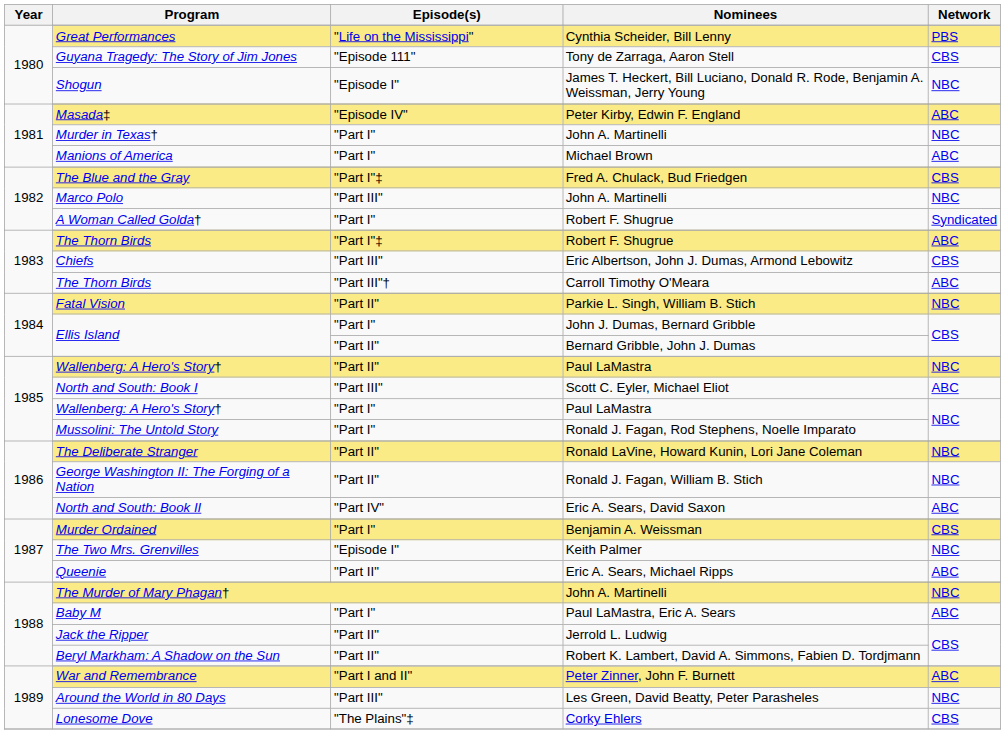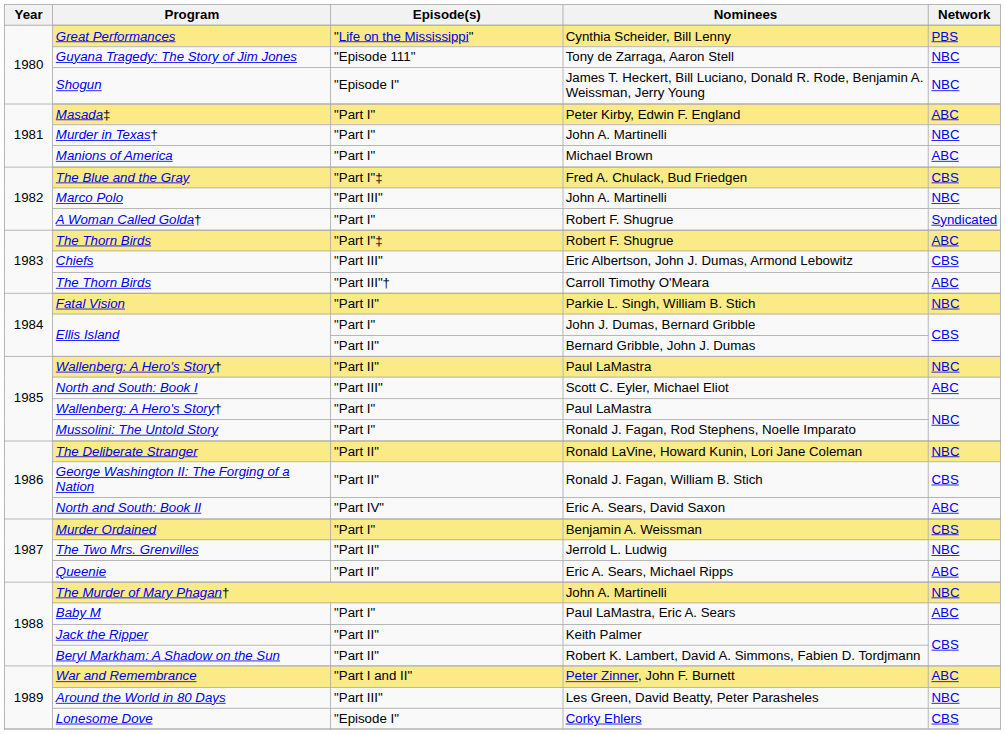(945, 57) CBS -> (945, 57) NBC
(371, 114) "Episode IV" -> (355, 114) "Part I"
(945, 479) NBC -> (945, 479) CBS
(366, 550) "Episode I" -> (356, 550) "Part II"
(604, 550) Keith Palmer -> (616, 550) Jerrold L. Ludwig
(616, 634) Jerrold L. Ludwig -> (604, 634) Keith Palmer
(374, 718) "The Plains"‡ -> (366, 718) "Episode I"
